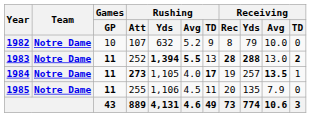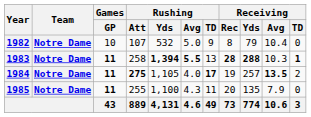(165, 43) 632 -> (165, 43) 532
(192, 43) 5.2 -> (192, 43) 5.0
(276, 43) 10.0 -> (276, 43) 10.4
(137, 58) 252 -> (137, 58) 258
(276, 58) 13.0 -> (276, 58) 10.3
(298, 58) 2 -> (298, 58) 1
(137, 74) 273 -> (137, 74) 275
(298, 74) 1 -> (298, 74) 2
(165, 89) 1,106 -> (165, 89) 1,100
(192, 89) 4.5 -> (192, 89) 4.3
